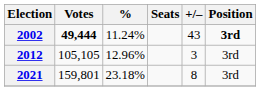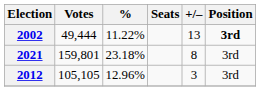(79, 34) bold -> (79, 34) normal
(125, 34) 11.24% -> (125, 34) 11.22%
(194, 34) 43 -> (194, 34) 13
rows swapped: (30, 55) <-> (30, 75)
